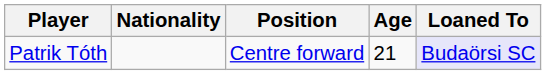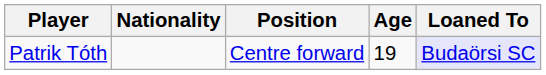(385, 52) 21 -> (385, 52) 19
